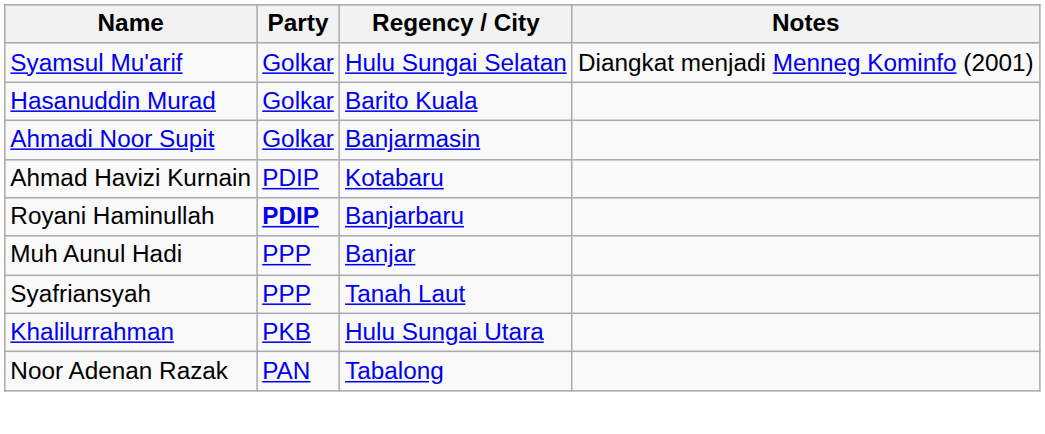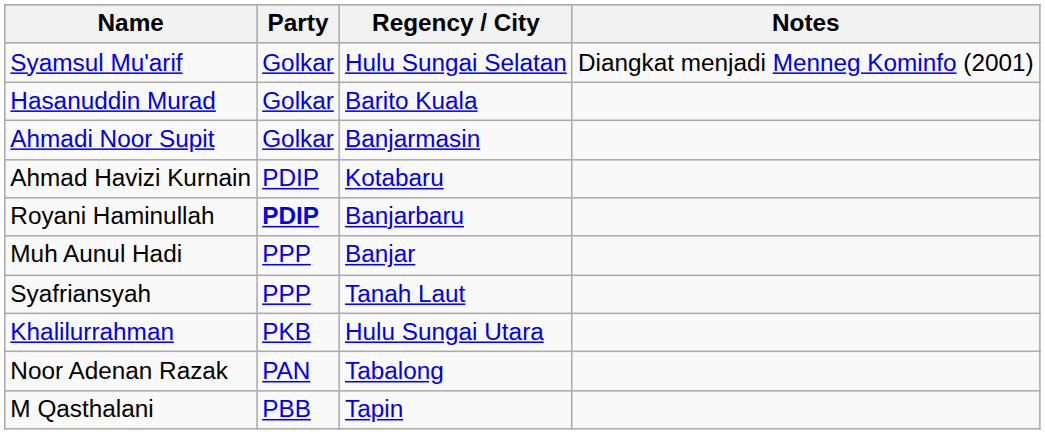+ row: (82, 409)
